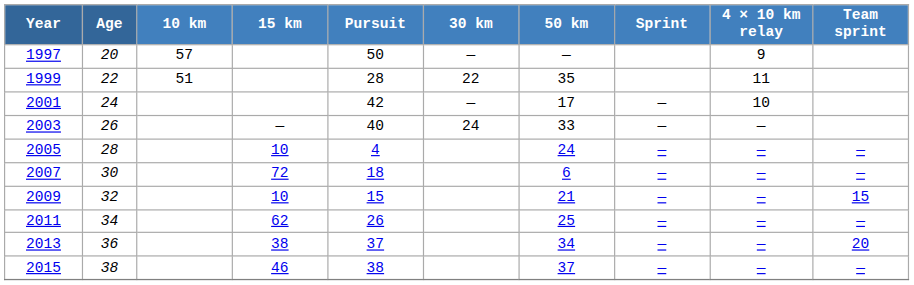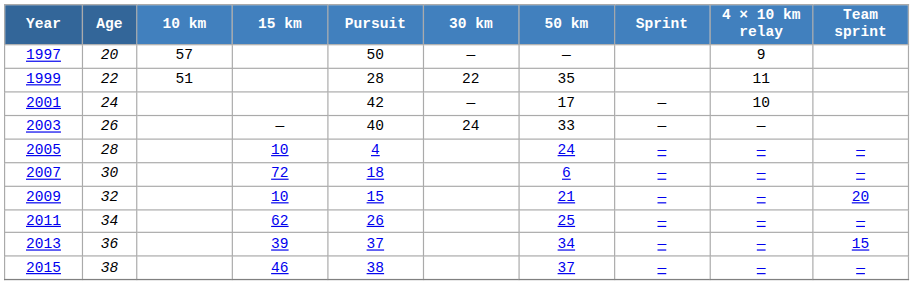(861, 198) 15 -> (861, 198) 20
(280, 245) 38 -> (280, 245) 39
(861, 245) 20 -> (861, 245) 15
